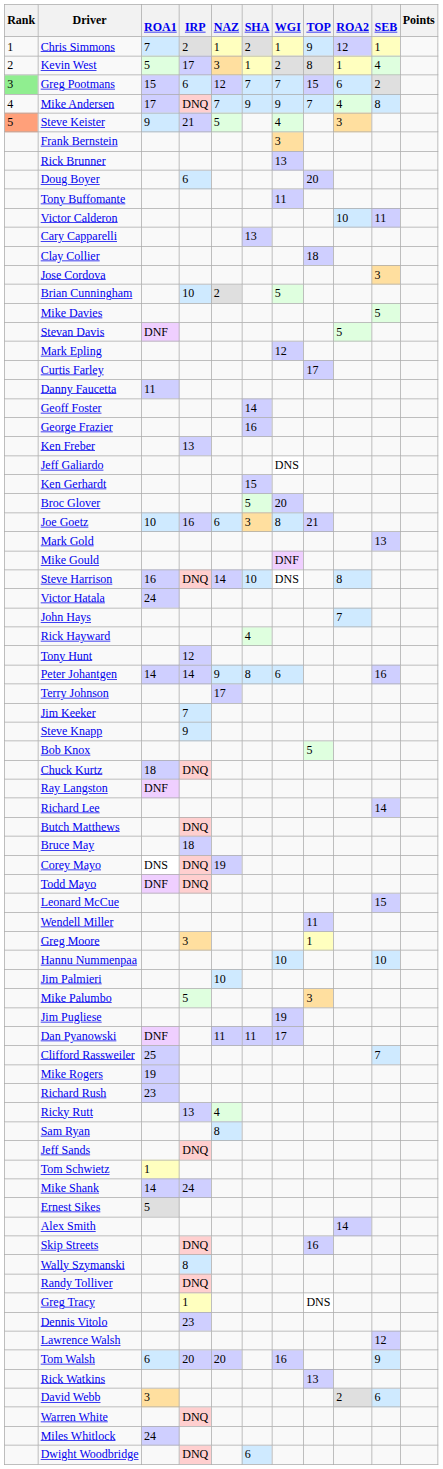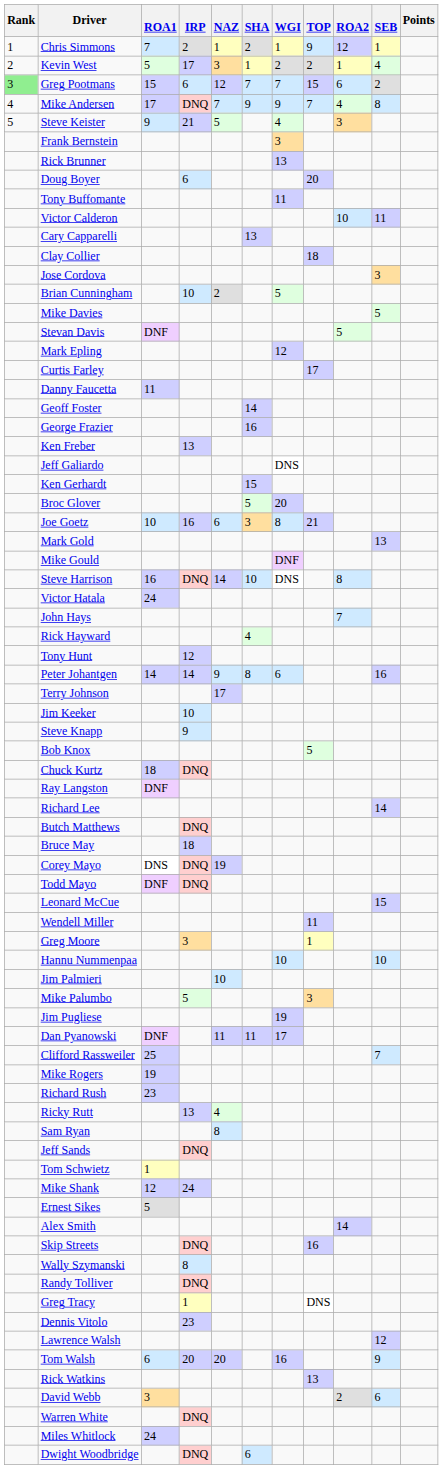(309, 65) 8 -> (309, 65) 2
(10, 122) lightsalmon background -> (10, 122) no background
(185, 712) 7 -> (188, 712) 10
(150, 1188) 14 -> (150, 1188) 12
